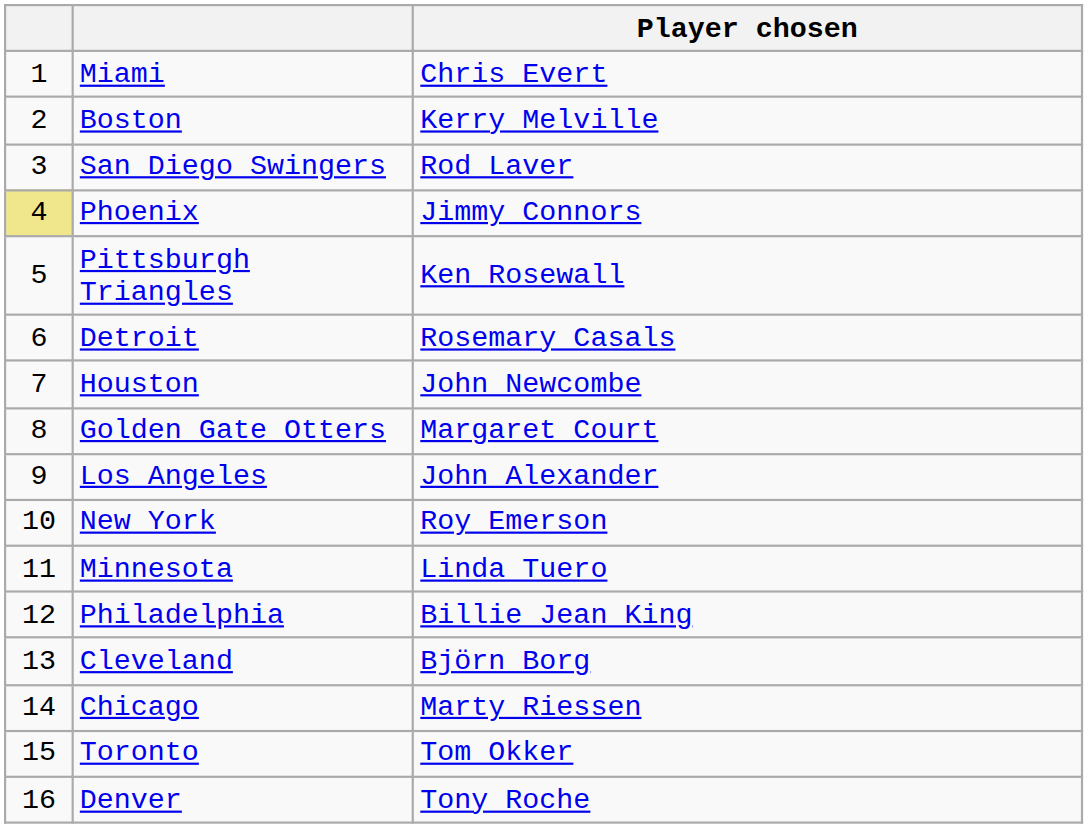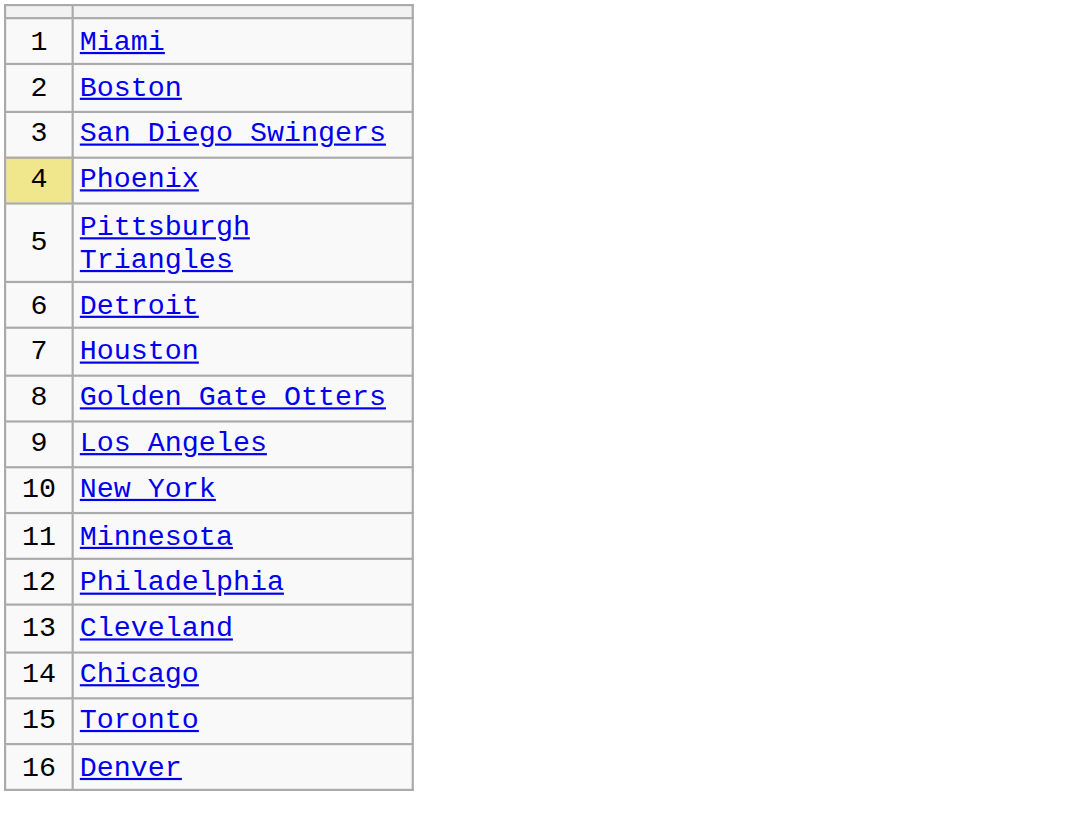- column: (747, 28)
